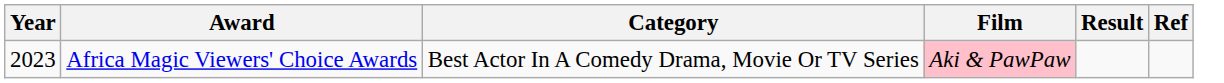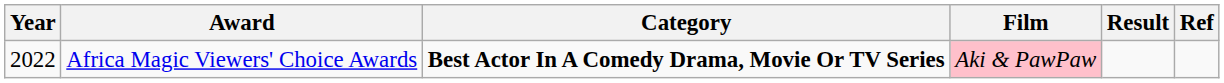(33, 58) 2023 -> (33, 58) 2022
(673, 58) normal -> (686, 58) bold
